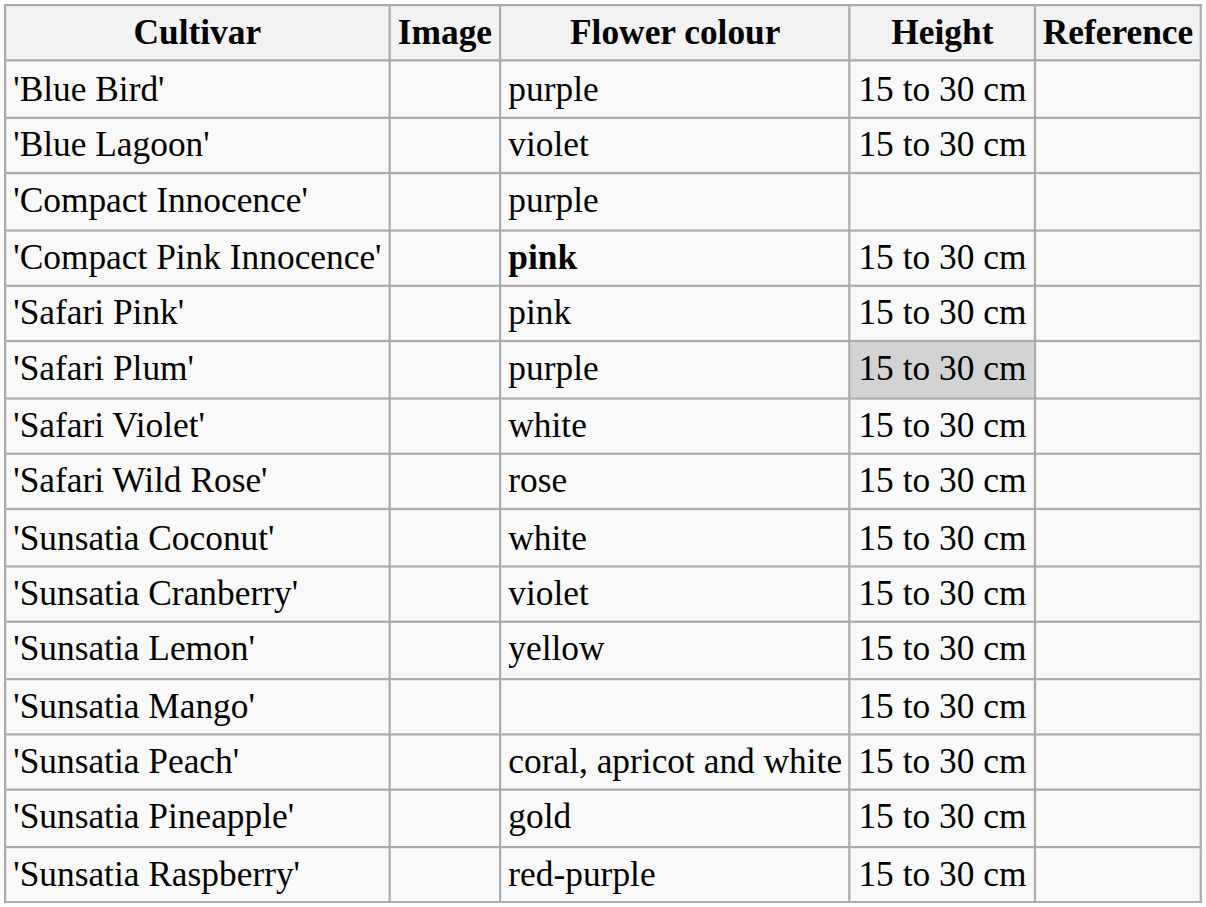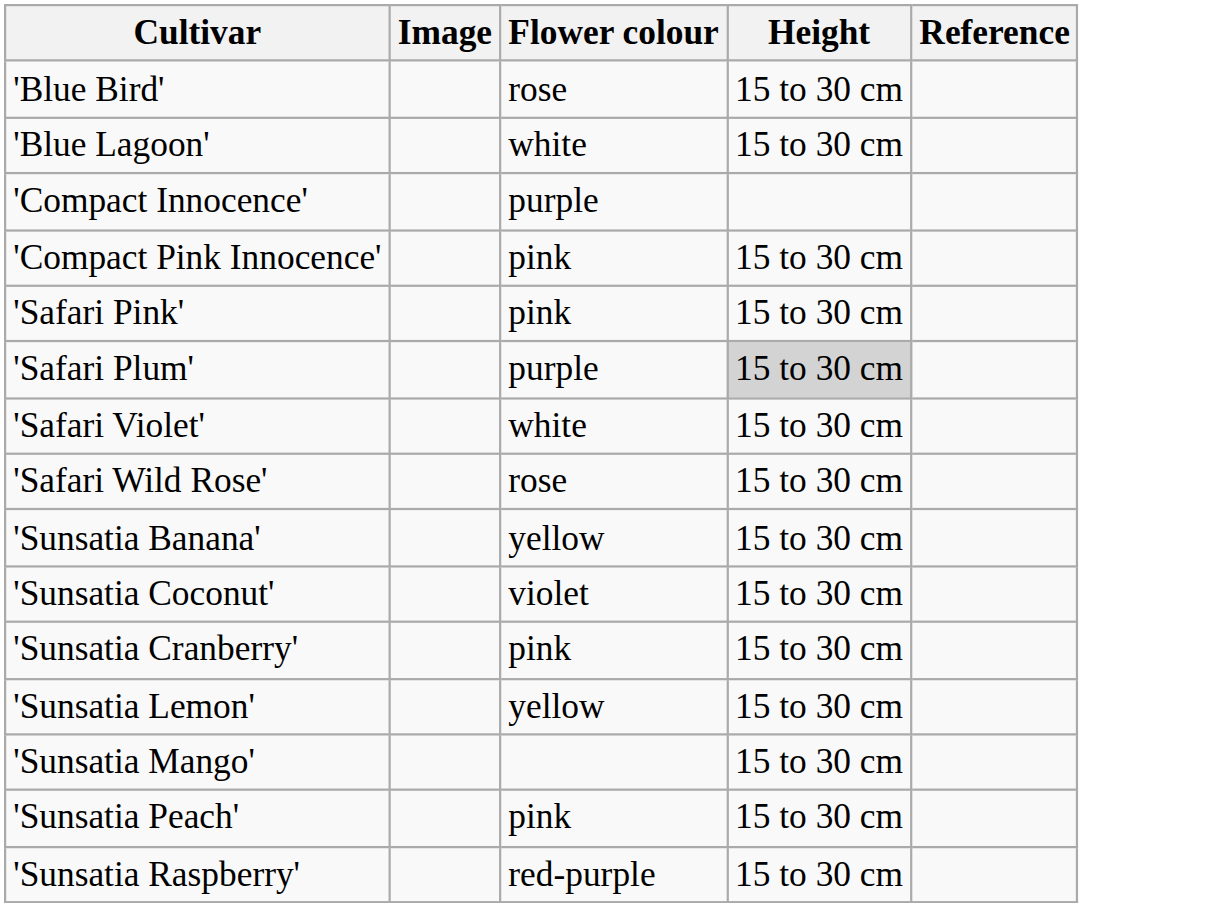(553, 88) purple -> (538, 88) rose
(549, 144) violet -> (548, 144) white
(543, 256) bold -> (540, 256) normal
+ row: (137, 537)
(548, 537) white -> (549, 593) violet
(549, 593) violet -> (540, 649) pink
(675, 761) coral, apricot and white -> (540, 817) pink
- row: (154, 817)
